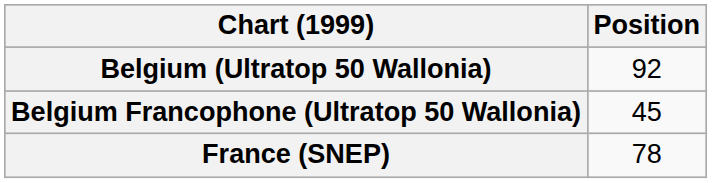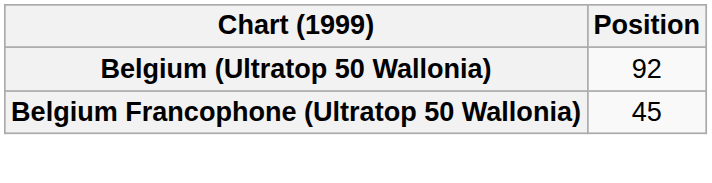- row: (296, 154)
